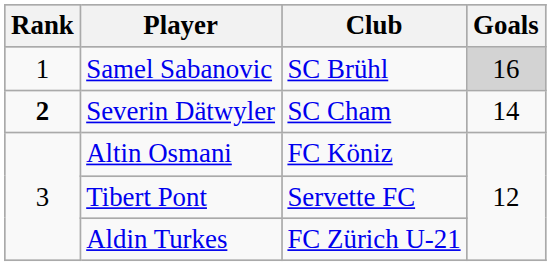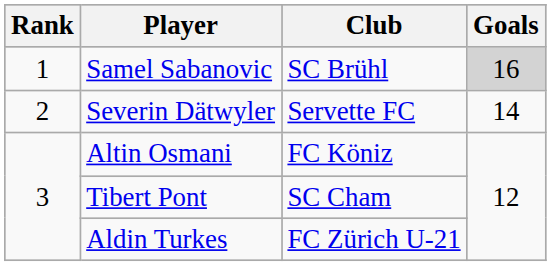(42, 111) bold -> (42, 111) normal
(339, 111) SC Cham -> (351, 111) Servette FC
(351, 196) Servette FC -> (339, 196) SC Cham
